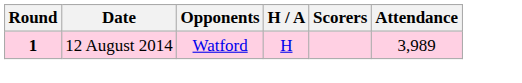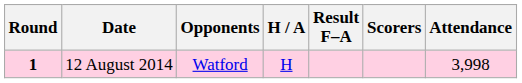+ column: (336, 27)
(417, 44) 3,989 -> (471, 63) 3,998
